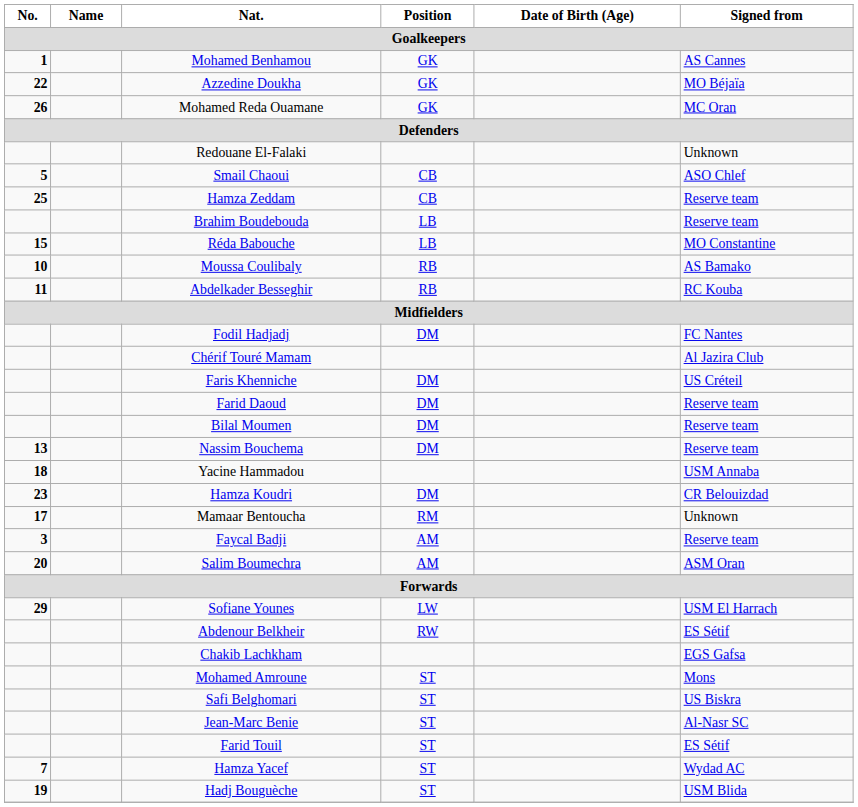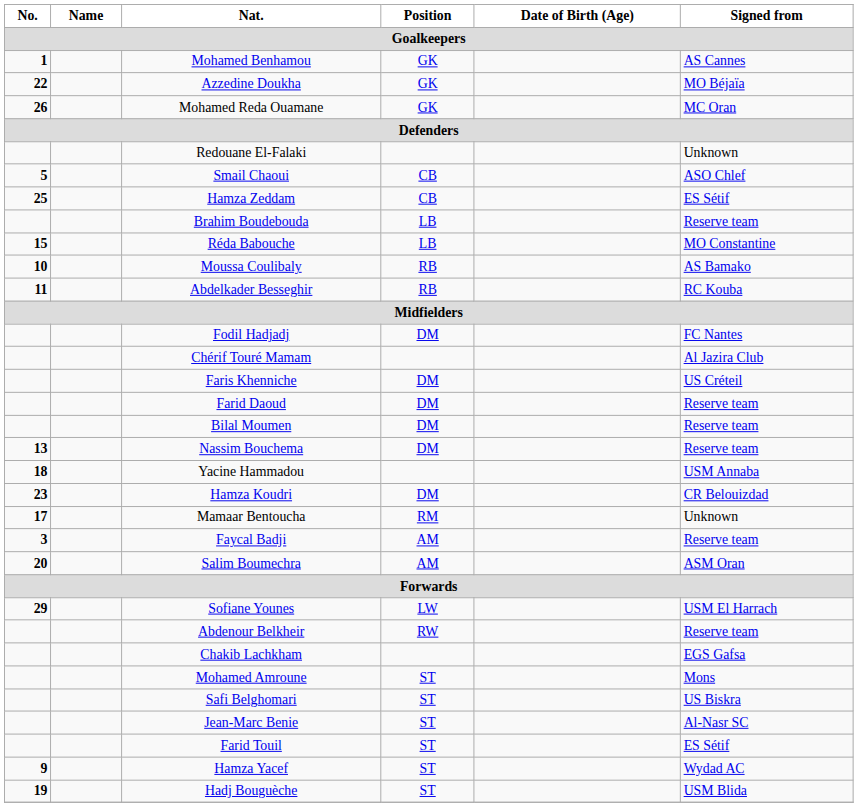(721, 198) Reserve team -> (706, 198) ES Sétif
(706, 631) ES Sétif -> (721, 631) Reserve team
(44, 768) 7 -> (44, 768) 9
